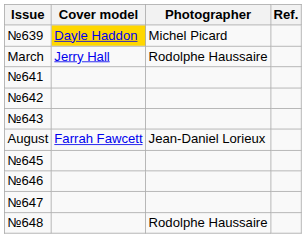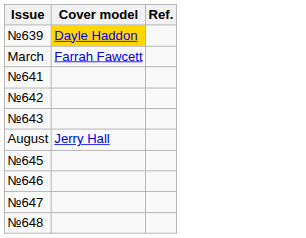- column: (208, 14)
(82, 56) Jerry Hall -> (98, 56) Farrah Fawcett
(98, 139) Farrah Fawcett -> (82, 139) Jerry Hall
